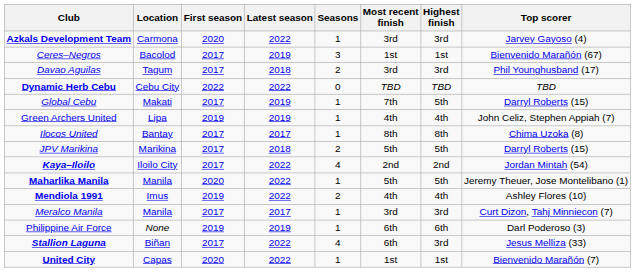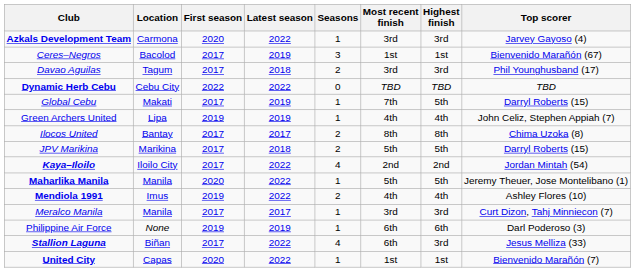(338, 133) 1 -> (338, 133) 2
